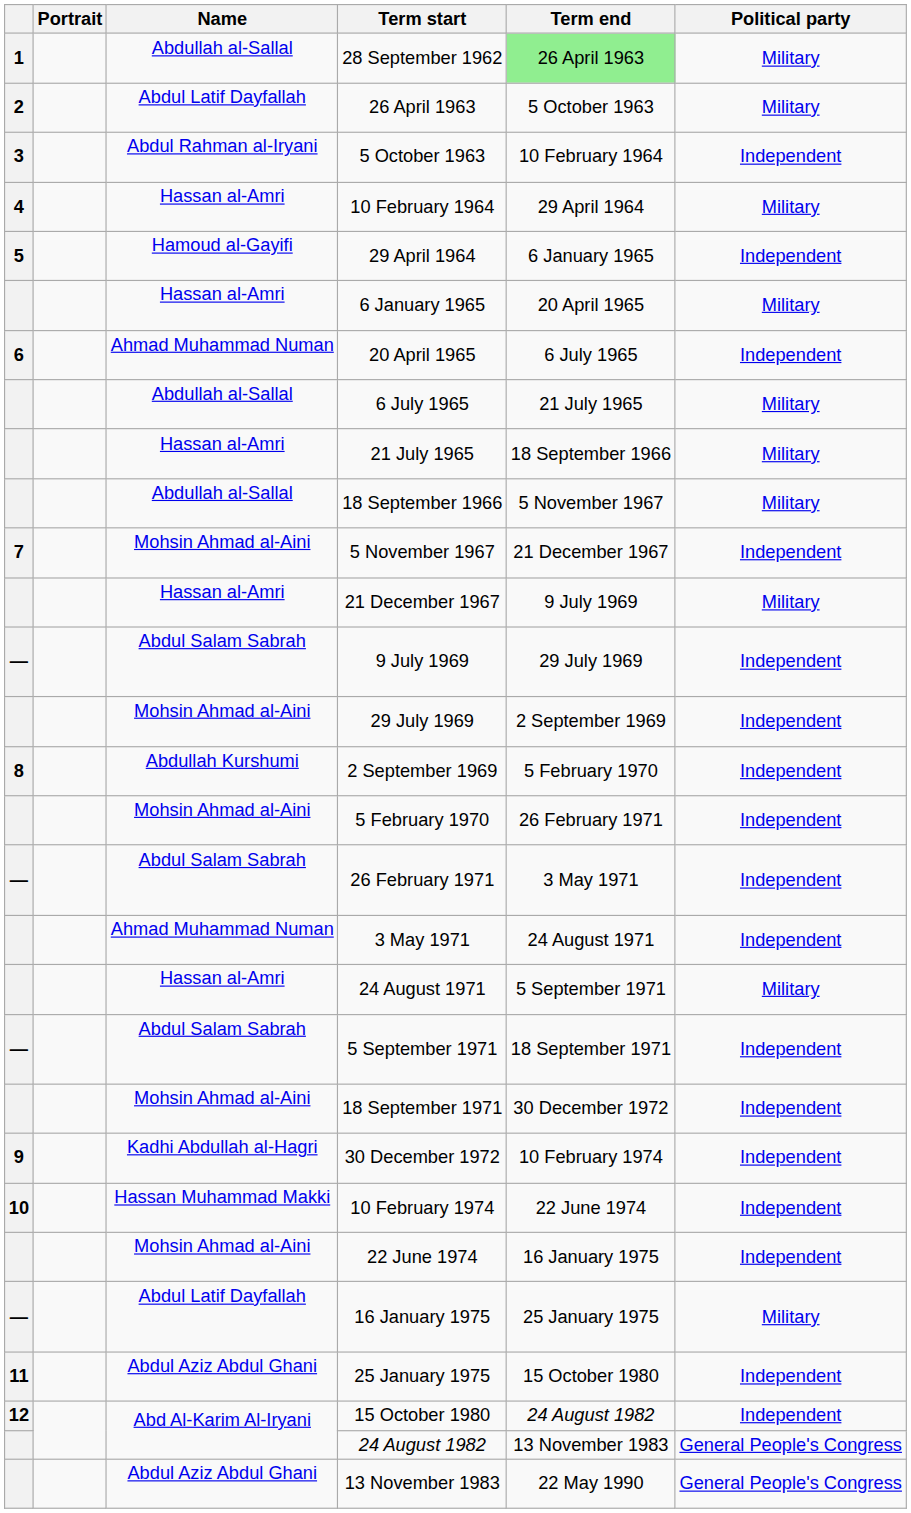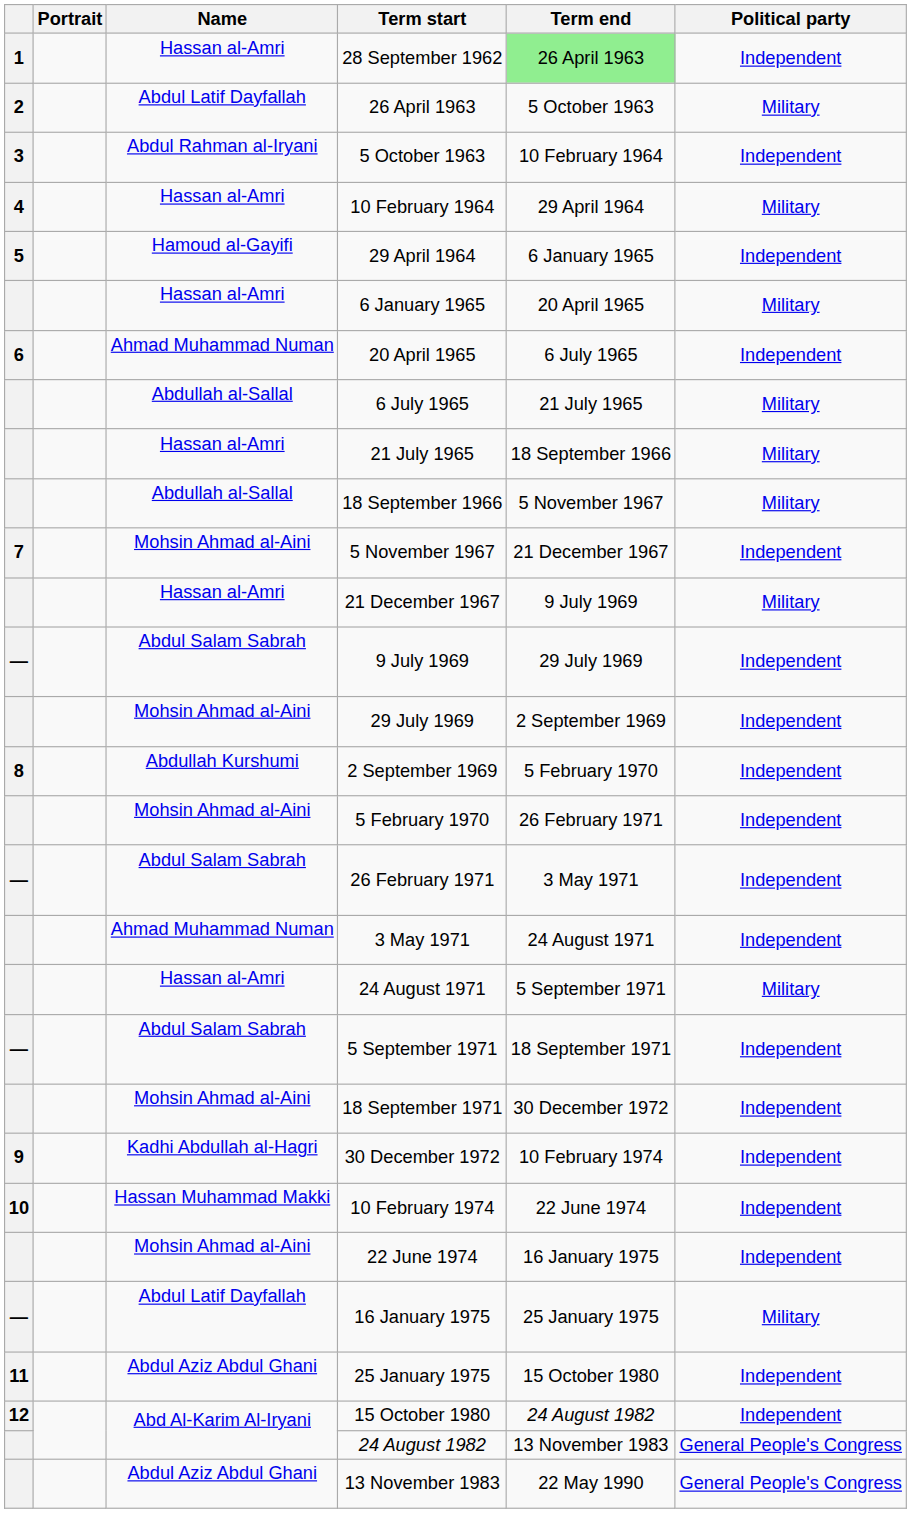(222, 47) Abdullah al-Sallal -> (222, 47) Hassan al-Amri
(791, 58) Military -> (791, 58) Independent
